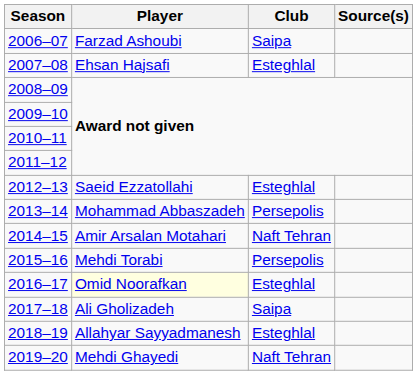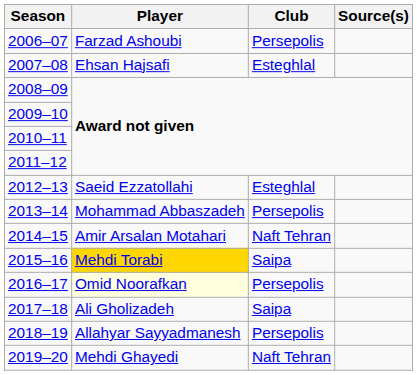(272, 41) Saipa -> (288, 41) Persepolis
(119, 260) no background -> (119, 260) gold background
(288, 260) Persepolis -> (272, 260) Saipa
(284, 284) Esteghlal -> (288, 284) Persepolis
(284, 333) Esteghlal -> (288, 333) Persepolis
